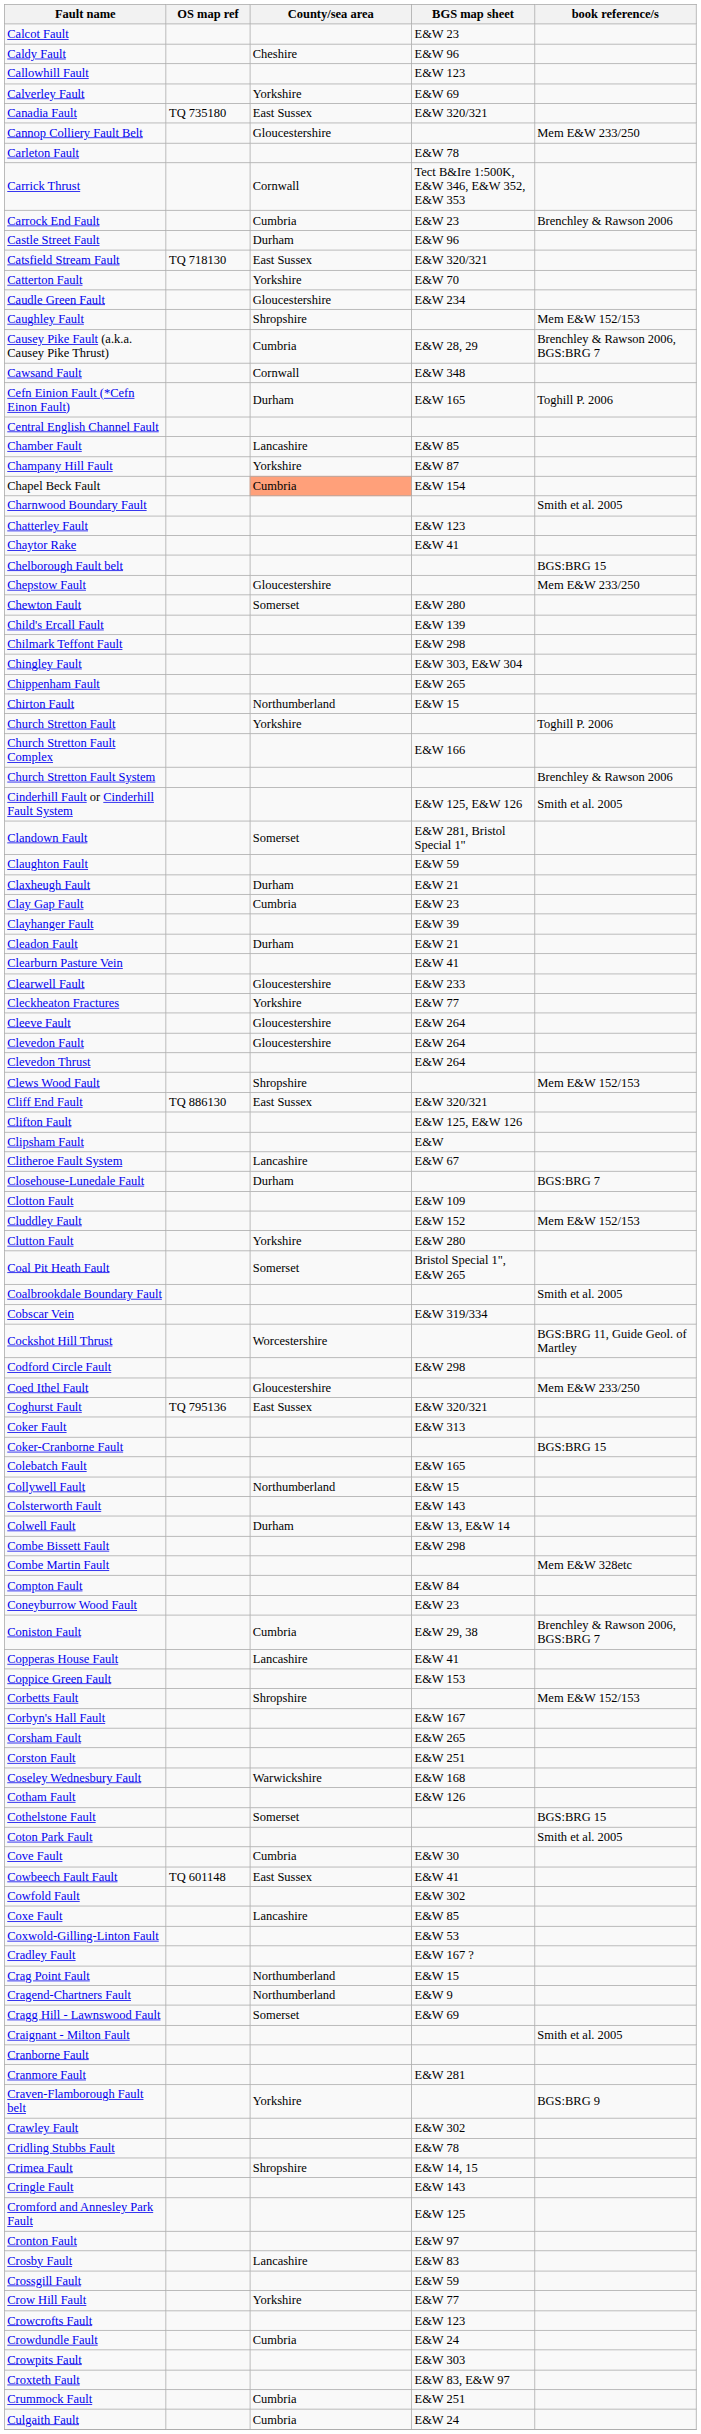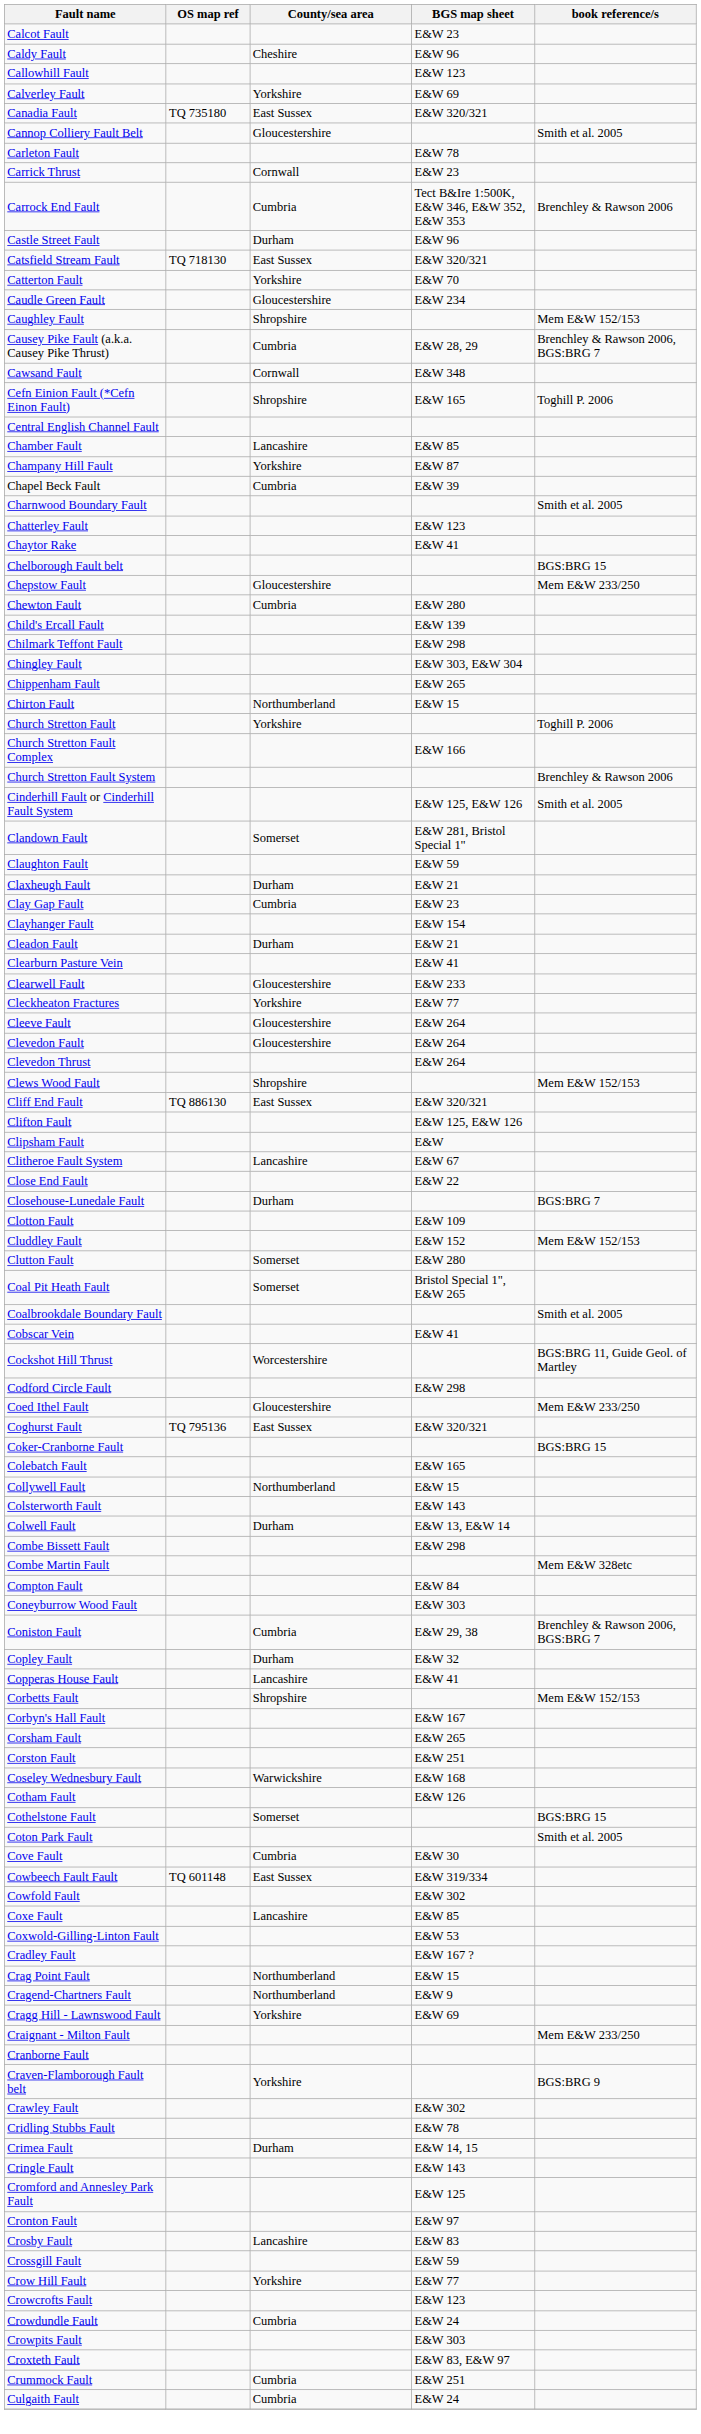(588, 133) Mem E&W 233/250 -> (580, 133) Smith et al. 2005
(470, 186) Tect B&Ire 1:500K, E&W 346, E&W 352, E&W 353 -> (437, 172) E&W 23
(437, 220) E&W 23 -> (470, 206) Tect B&Ire 1:500K, E&W 346, E&W 352, E&W 353
(273, 400) Durham -> (280, 400) Shropshire
(275, 486) lightsalmon background -> (275, 486) no background
(440, 486) E&W 154 -> (437, 486) E&W 39
(276, 604) Somerset -> (275, 604) Cumbria
(437, 924) E&W 39 -> (440, 924) E&W 154
+ row: (47, 1181)
(277, 1240) Yorkshire -> (276, 1260) Somerset
(451, 1314) E&W 319/334 -> (437, 1334) E&W 41
- row: (37, 1427)
(437, 1605) E&W 23 -> (440, 1605) E&W 303
+ row: (40, 1659)
- row: (59, 1678)
(437, 1876) E&W 41 -> (451, 1876) E&W 319/334
(276, 2015) Somerset -> (277, 2015) Yorkshire
(580, 2035) Smith et al. 2005 -> (588, 2035) Mem E&W 233/250
- row: (47, 2074)
(280, 2167) Shropshire -> (273, 2148) Durham
